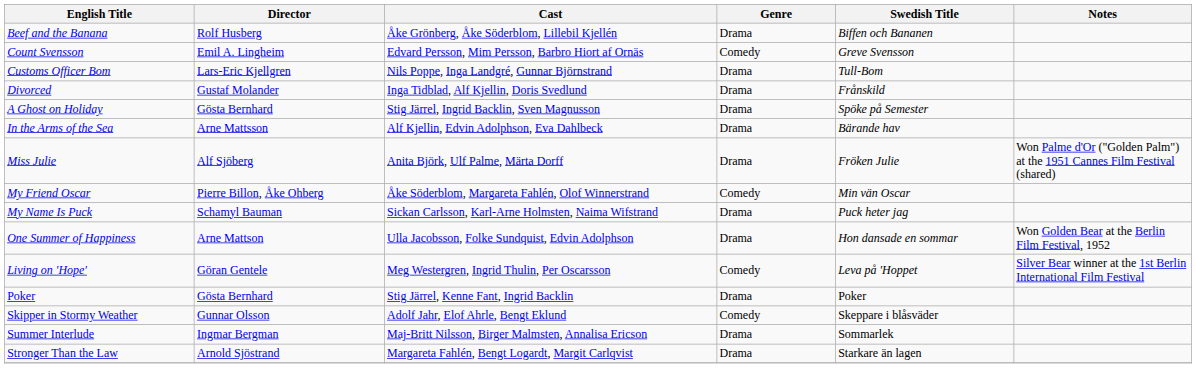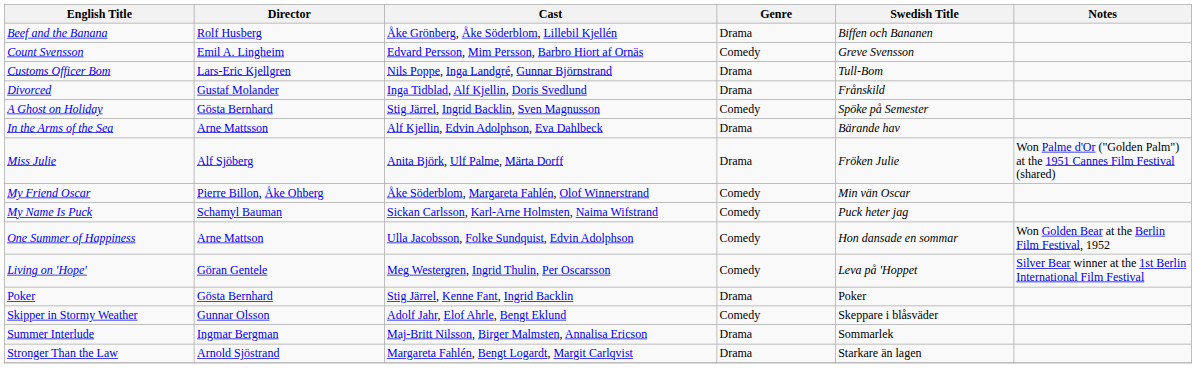(736, 109) Drama -> (740, 109) Comedy
(736, 212) Drama -> (740, 212) Comedy
(736, 238) Drama -> (740, 238) Comedy
